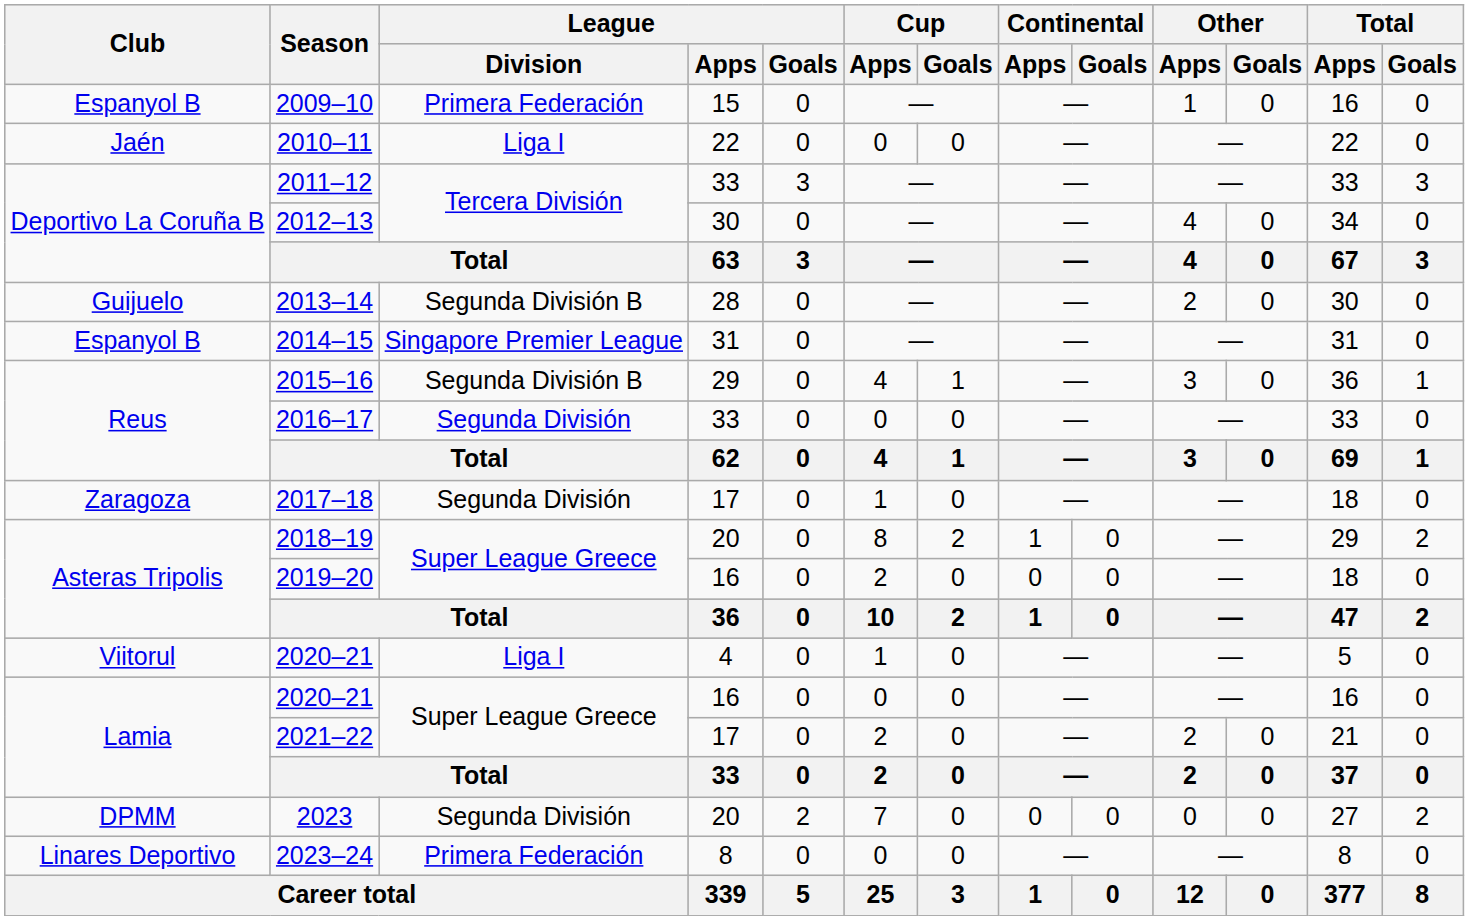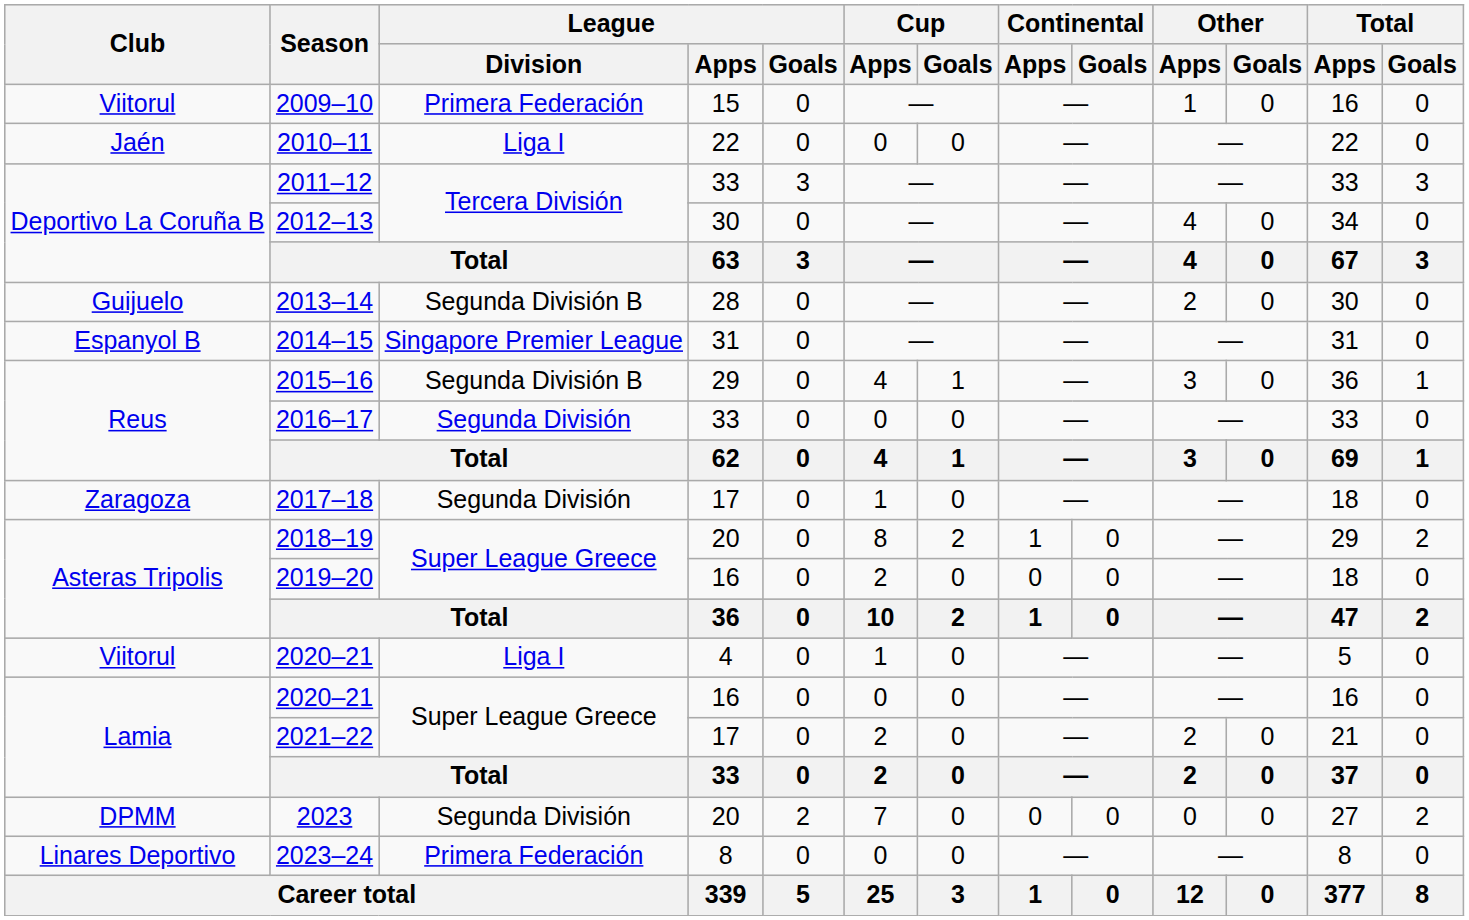(137, 103) Espanyol B -> (137, 103) Viitorul
